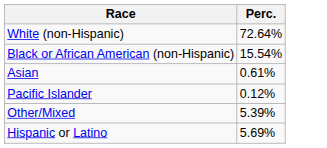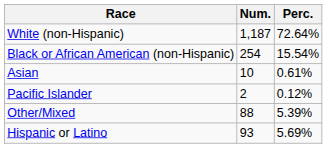+ column: (255, 14)
